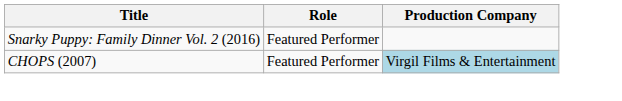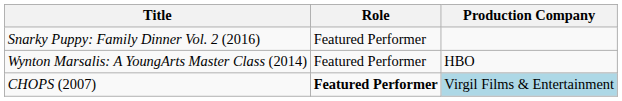+ row: (157, 61)
(323, 61) normal -> (376, 84) bold
